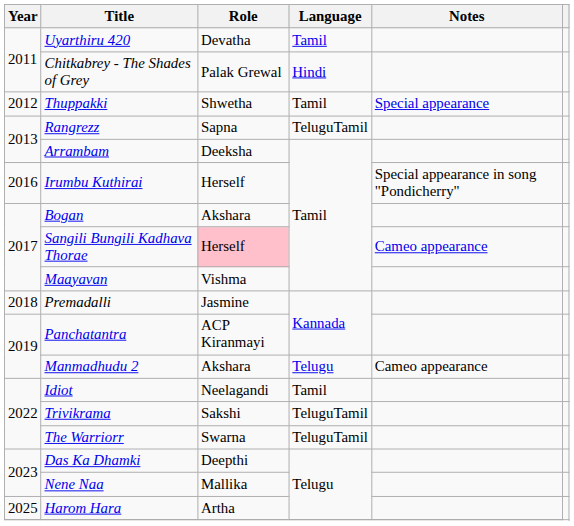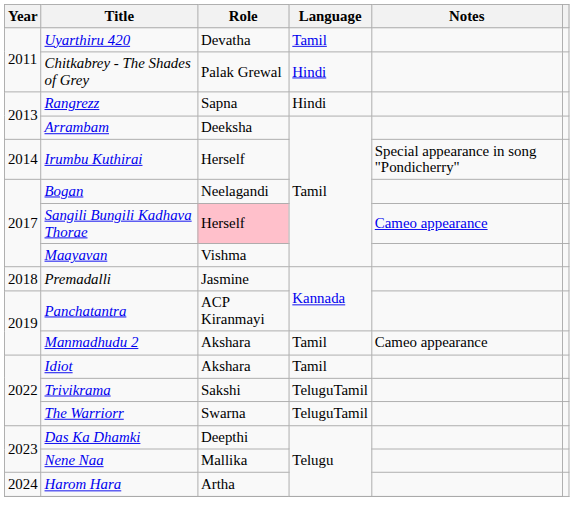- row: (76, 103)
(330, 127) TeluguTamil -> (309, 103) Hindi
(23, 183) 2016 -> (23, 159) 2014
(226, 214) Akshara -> (235, 191) Neelagandi
(313, 366) Telugu -> (310, 342) Tamil
(235, 390) Neelagandi -> (226, 366) Akshara
(23, 508) 2025 -> (23, 484) 2024
